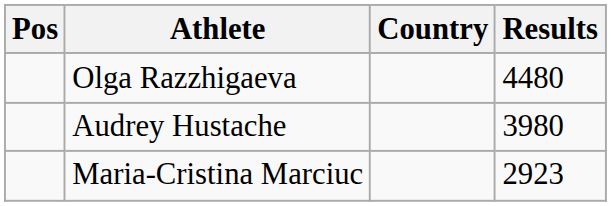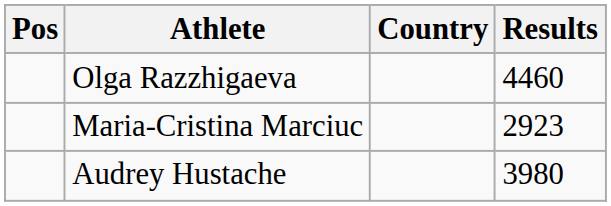(533, 77) 4480 -> (533, 77) 4460
rows swapped: (179, 126) <-> (218, 175)
